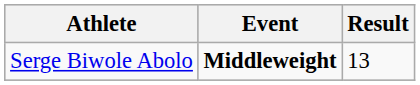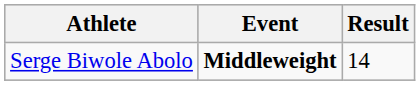(358, 60) 13 -> (358, 60) 14
